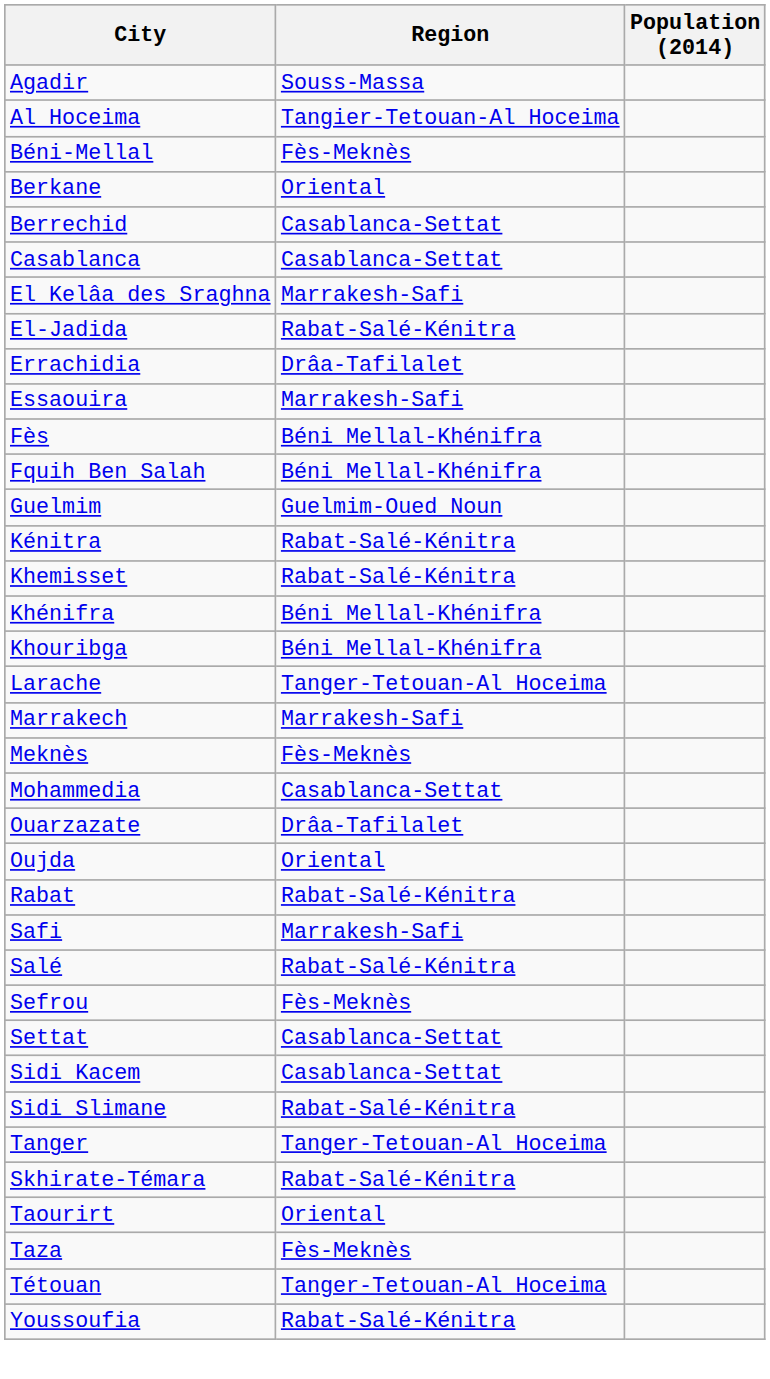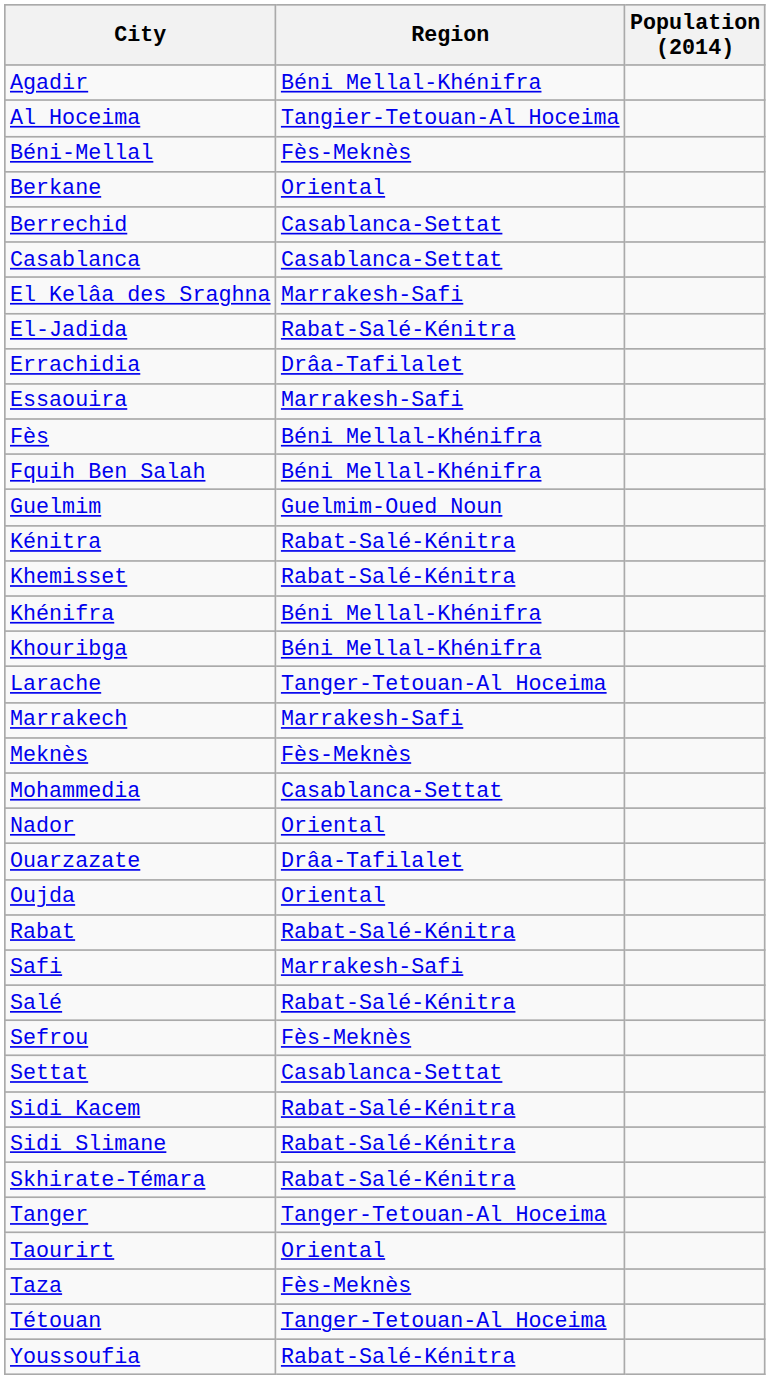(353, 83) Souss-Massa -> (411, 83) Béni Mellal-Khénifra
+ row: (43, 826)
(392, 1074) Casablanca-Settat -> (398, 1109) Rabat-Salé-Kénitra
rows swapped: (108, 1180) <-> (49, 1144)
